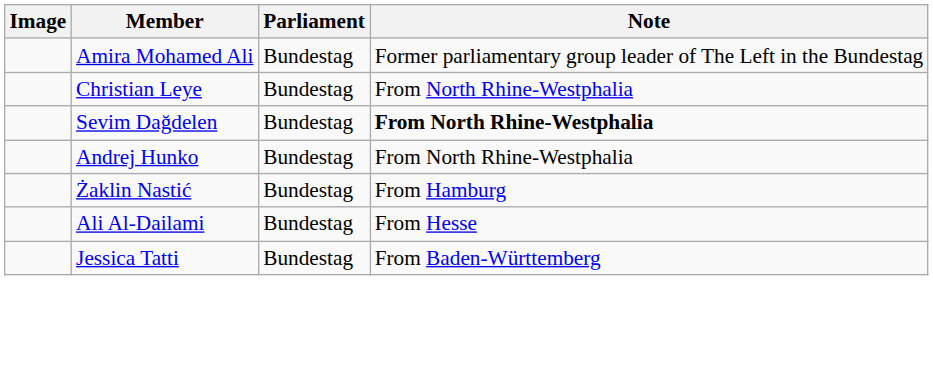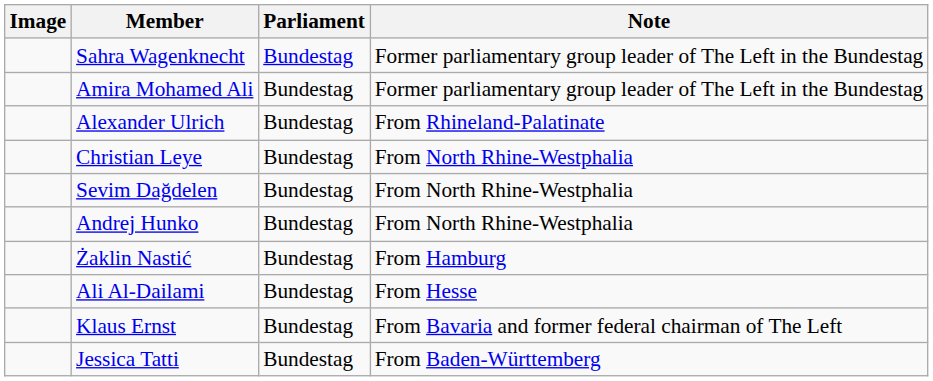+ row: (160, 55)
+ row: (150, 122)
(514, 122) bold -> (504, 190) normal
+ row: (126, 325)
